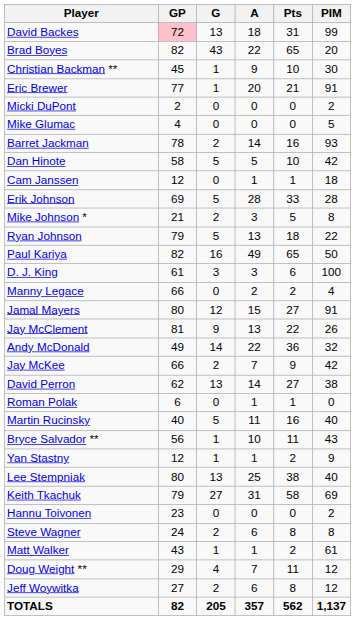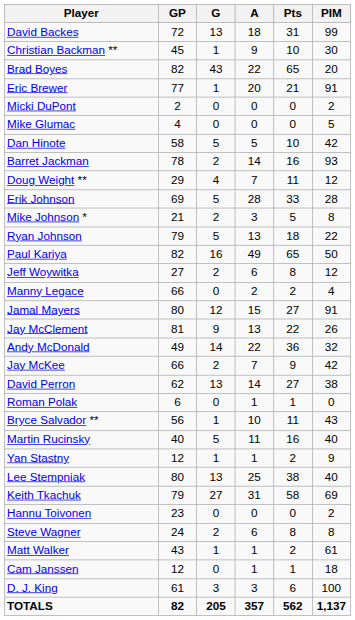(177, 32) pink background -> (177, 32) no background
rows swapped: (62, 69) <-> (37, 50)
rows swapped: (36, 161) <-> (48, 143)
rows swapped: (43, 180) <-> (47, 569)
rows swapped: (32, 273) <-> (43, 587)
rows swapped: (49, 421) <-> (53, 439)
